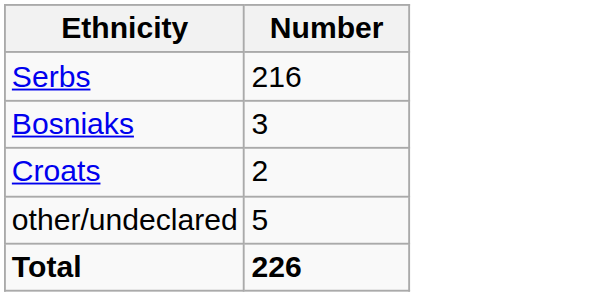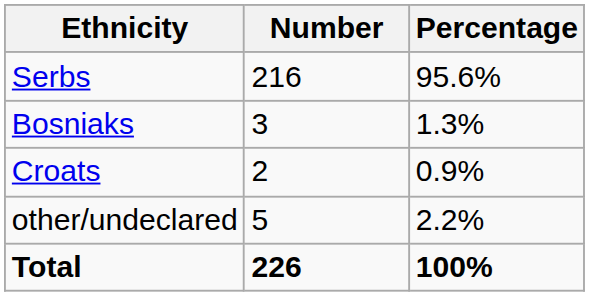+ column: (497, 28)
